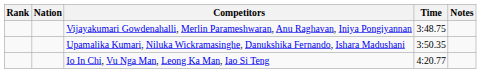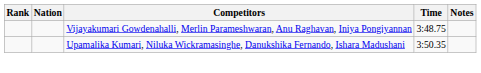- row: (168, 60)
